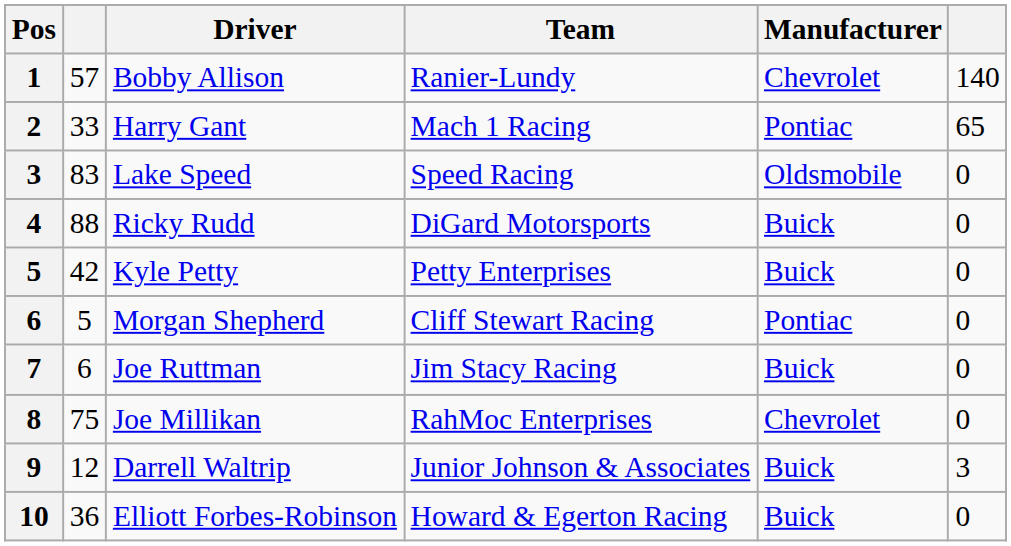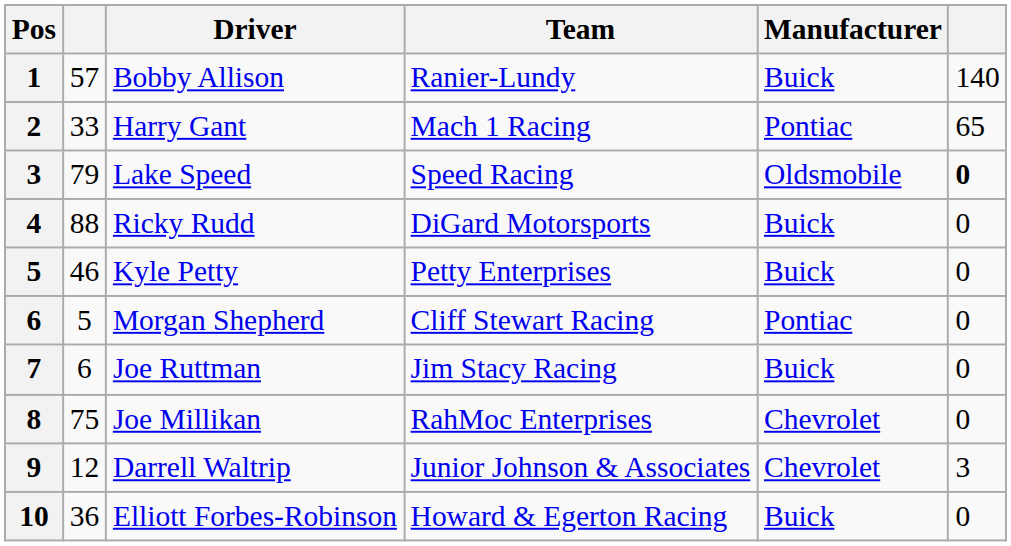(822, 77) Chevrolet -> (799, 77) Buick
(84, 174) 83 -> (84, 174) 79
(963, 174) normal -> (963, 174) bold
(84, 272) 42 -> (84, 272) 46
(799, 466) Buick -> (822, 466) Chevrolet
